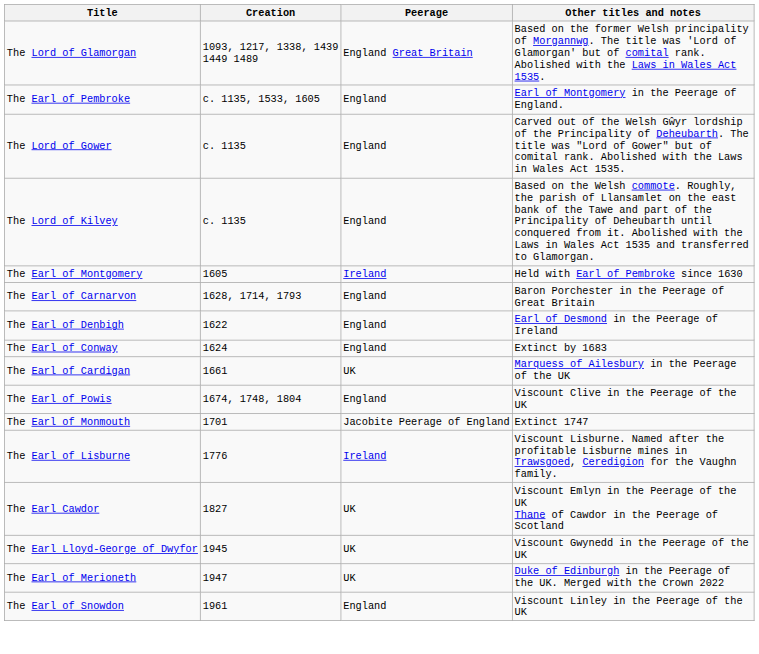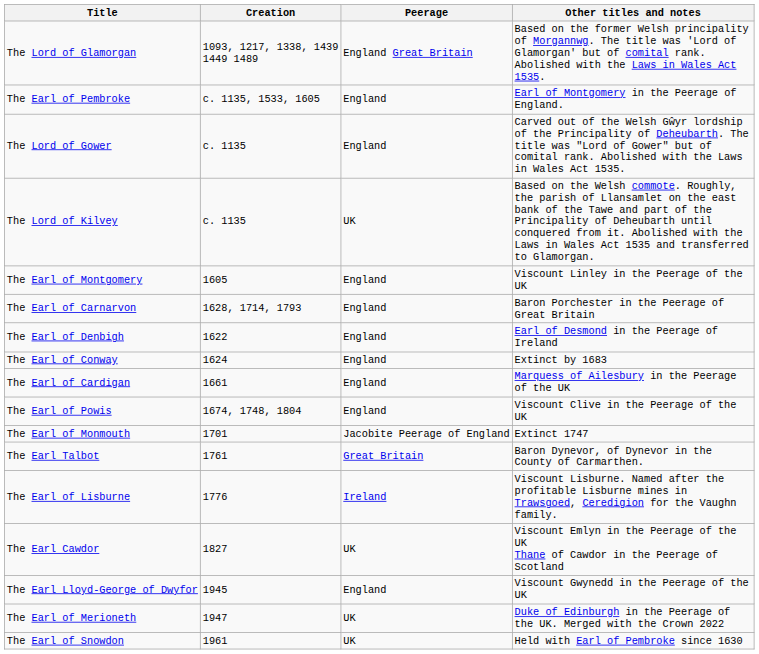(365, 222) England -> (349, 222) UK
(365, 274) Ireland -> (365, 280) England
(629, 274) Held with Earl of Pembroke since 1630 -> (629, 280) Viscount Linley in the Peerage of the UK
(349, 371) UK -> (365, 383) England
+ row: (53, 457)
(349, 549) UK -> (365, 590) England
(365, 606) England -> (349, 641) UK
(629, 606) Viscount Linley in the Peerage of the UK -> (629, 641) Held with Earl of Pembroke since 1630
